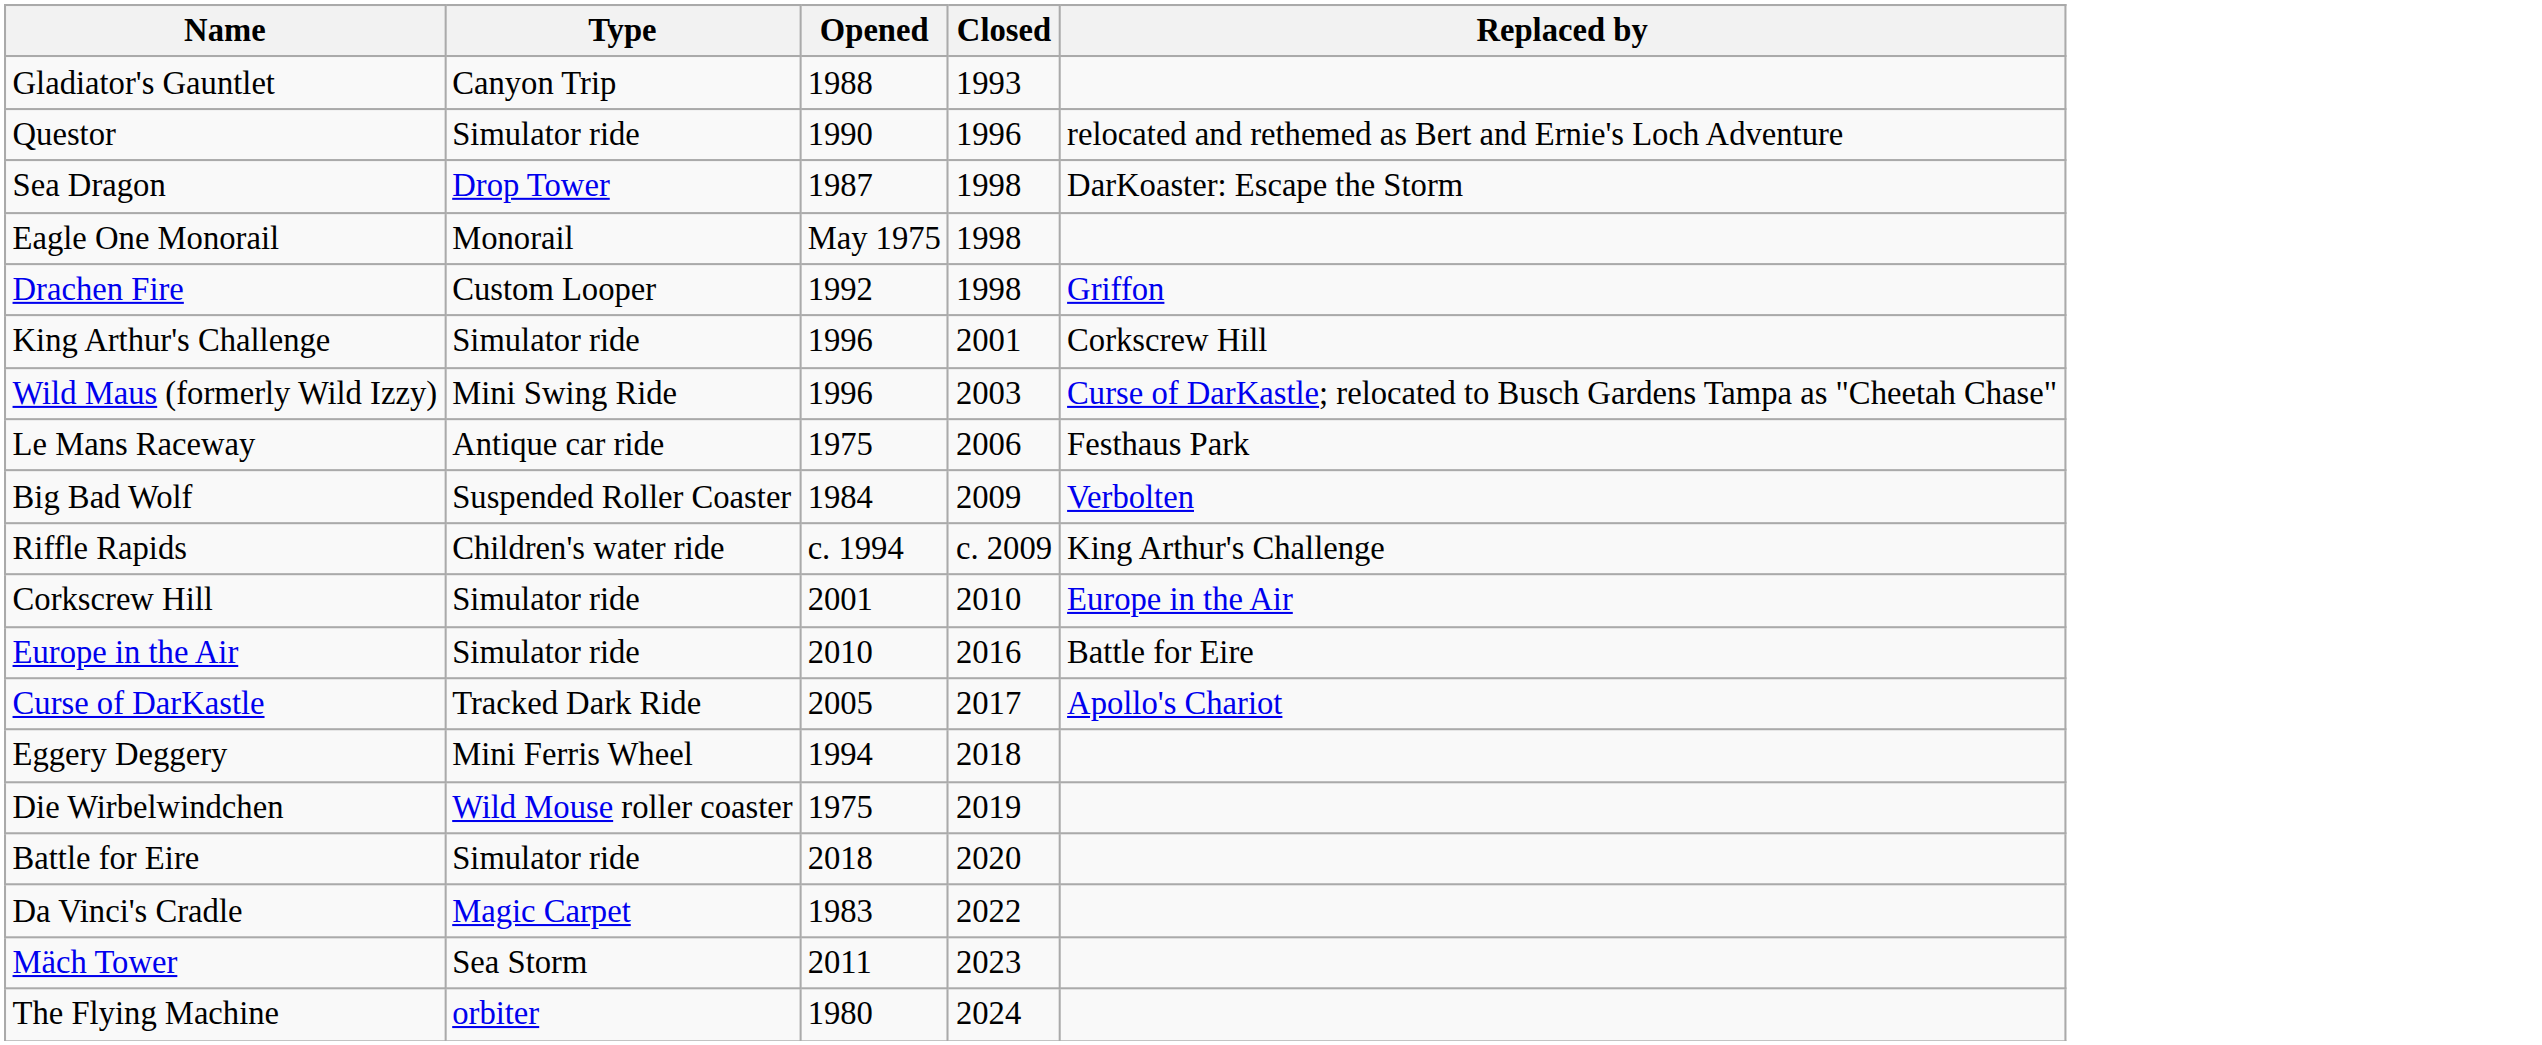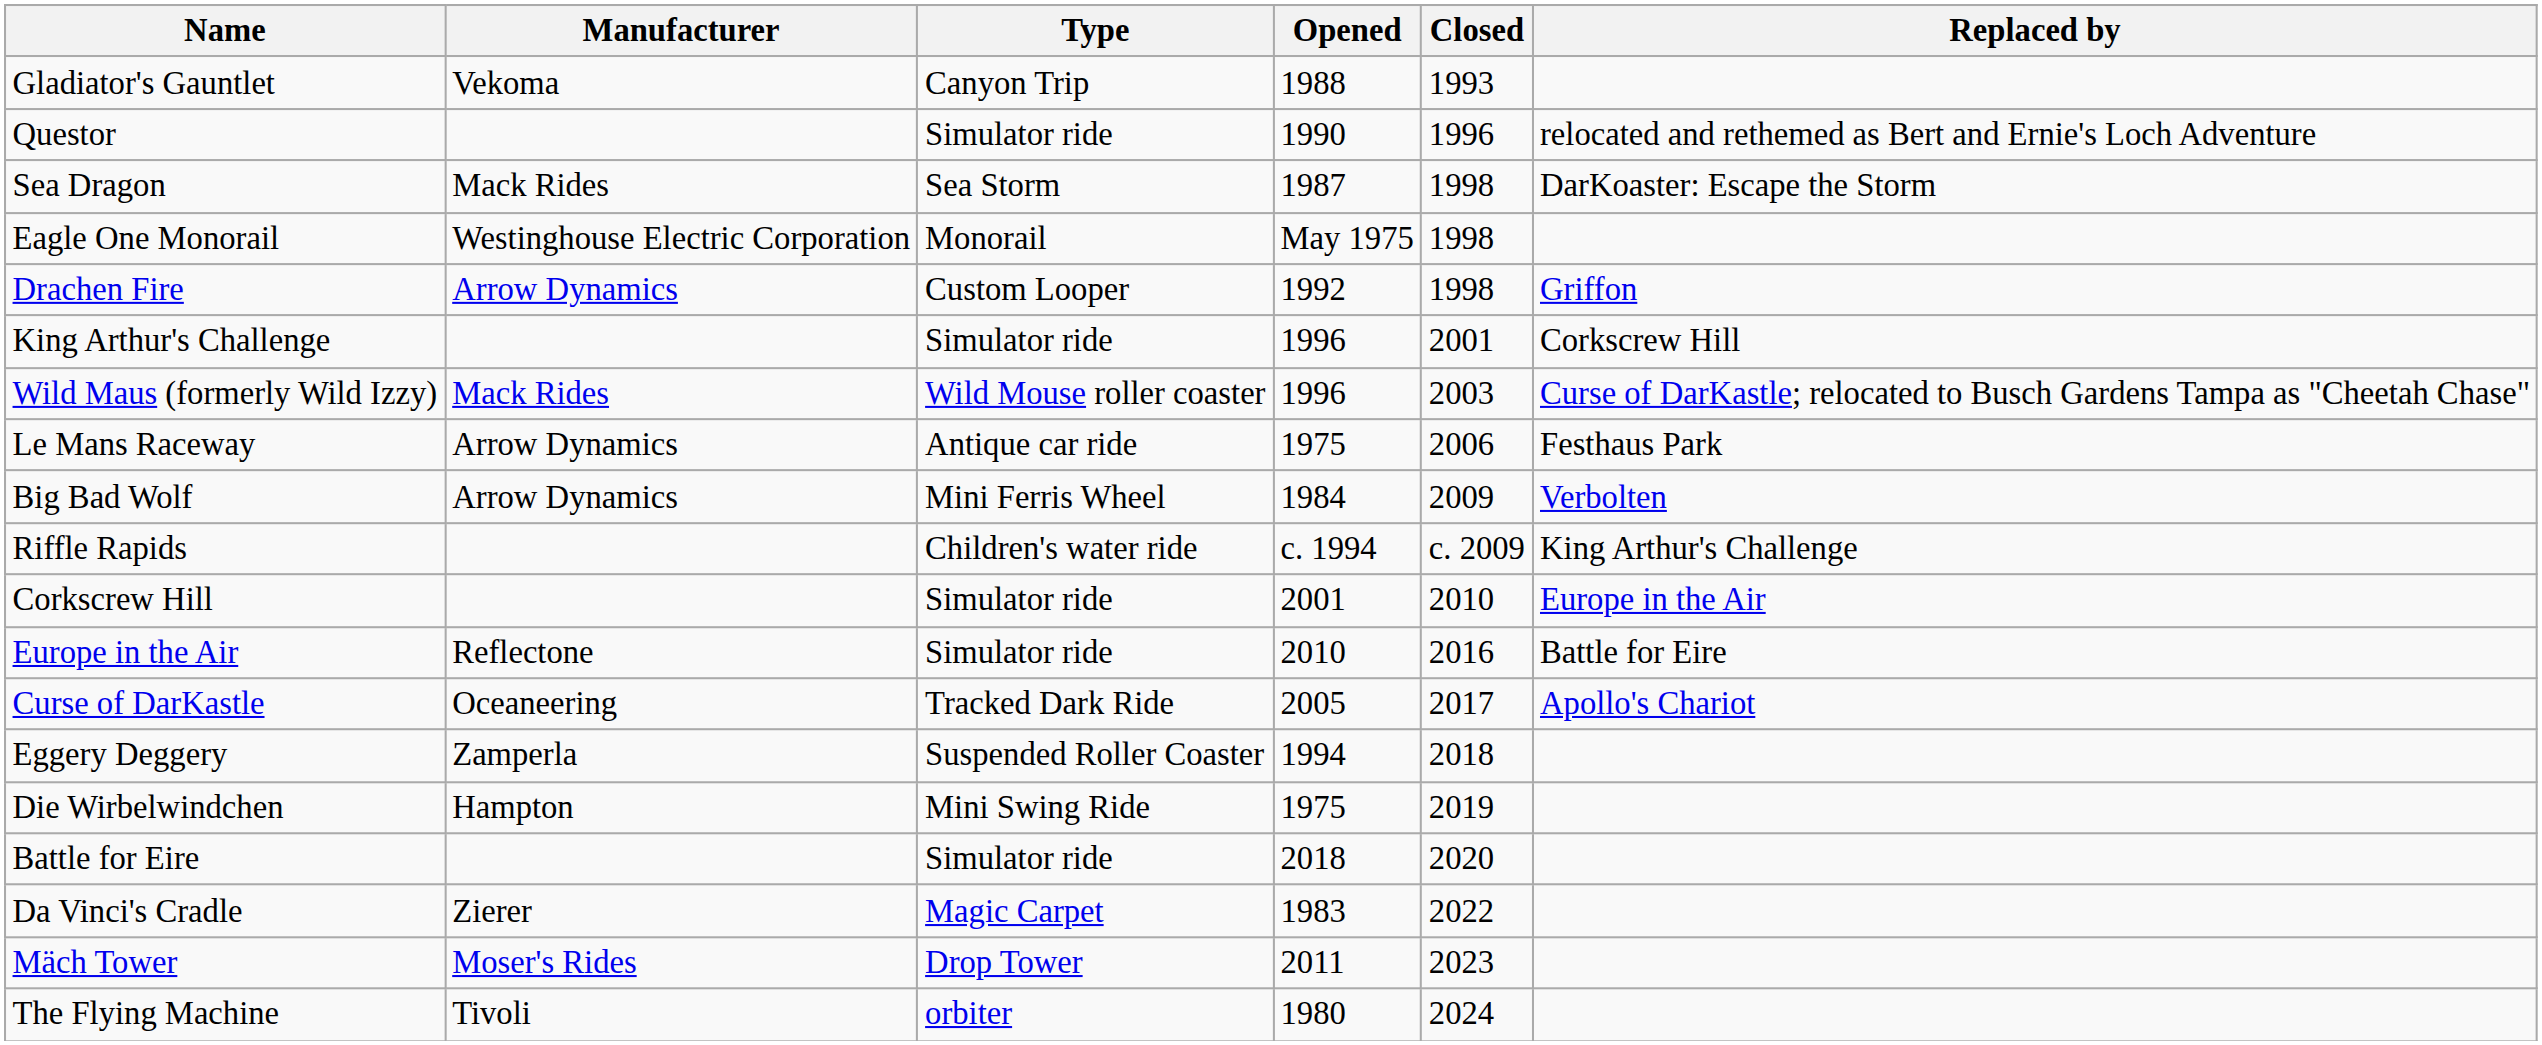+ column: (681, 30)
(531, 185) Drop Tower -> (993, 185) Sea Storm
(565, 392) Mini Swing Ride -> (1095, 392) Wild Mouse roller coaster
(622, 496) Suspended Roller Coaster -> (1045, 496) Mini Ferris Wheel
(572, 755) Mini Ferris Wheel -> (1095, 755) Suspended Roller Coaster
(622, 806) Wild Mouse roller coaster -> (1038, 806) Mini Swing Ride
(520, 962) Sea Storm -> (1004, 962) Drop Tower
